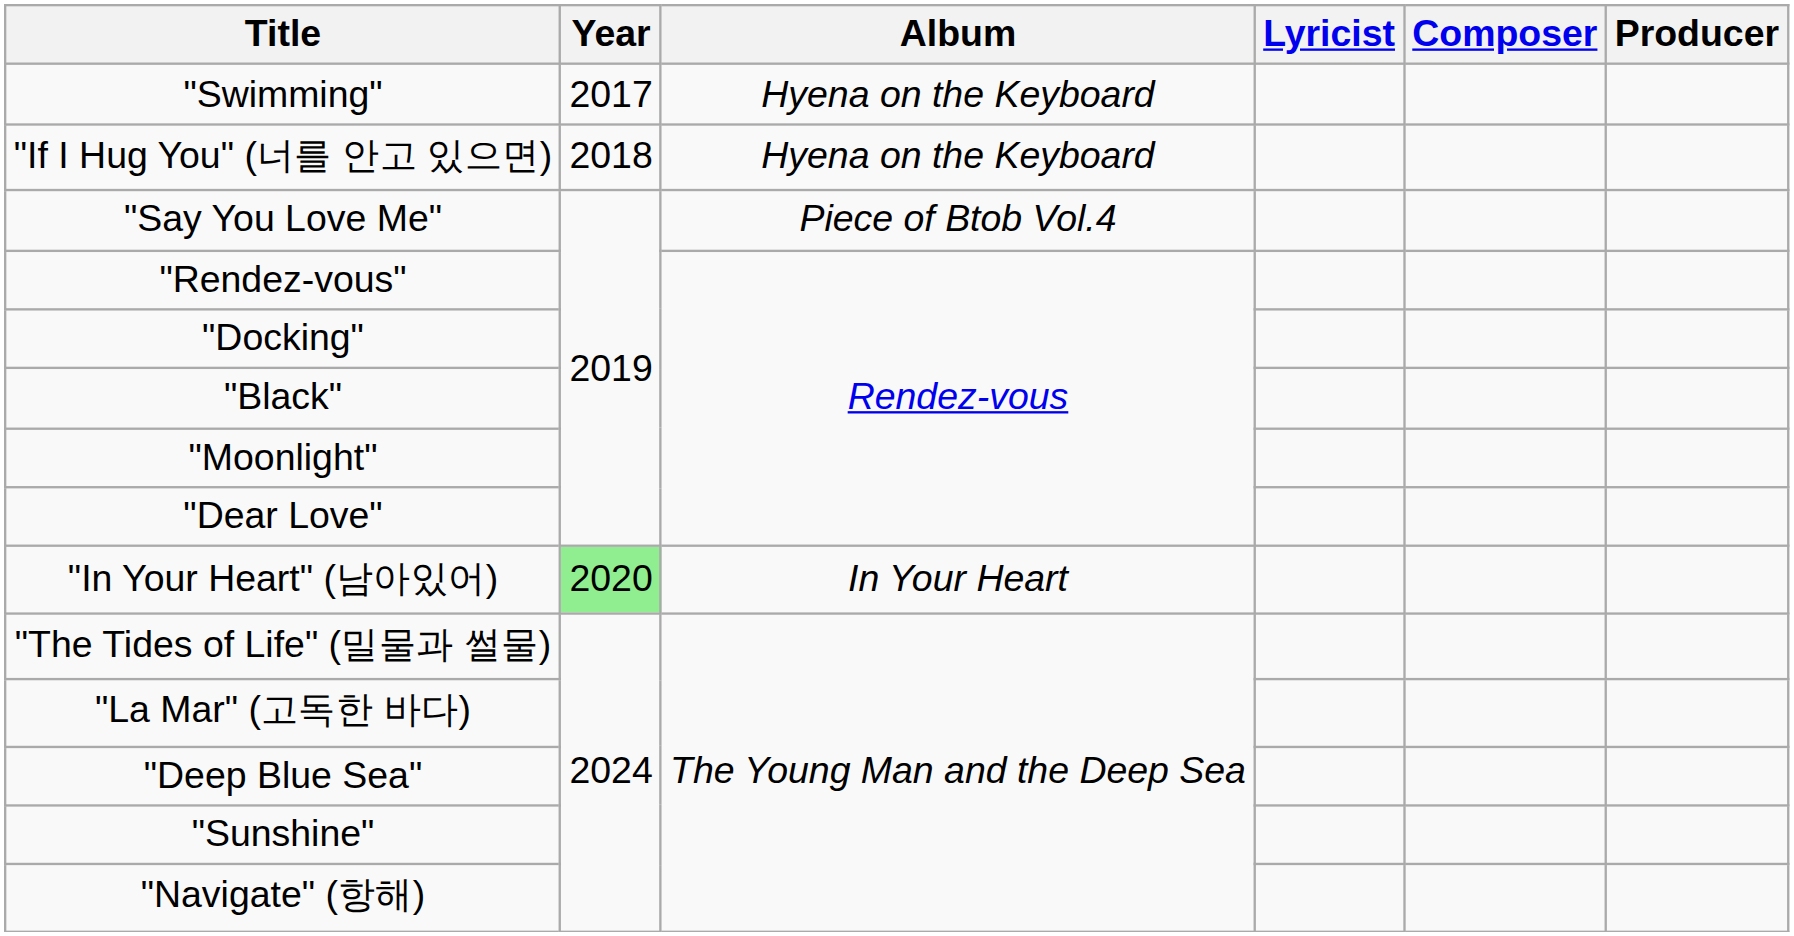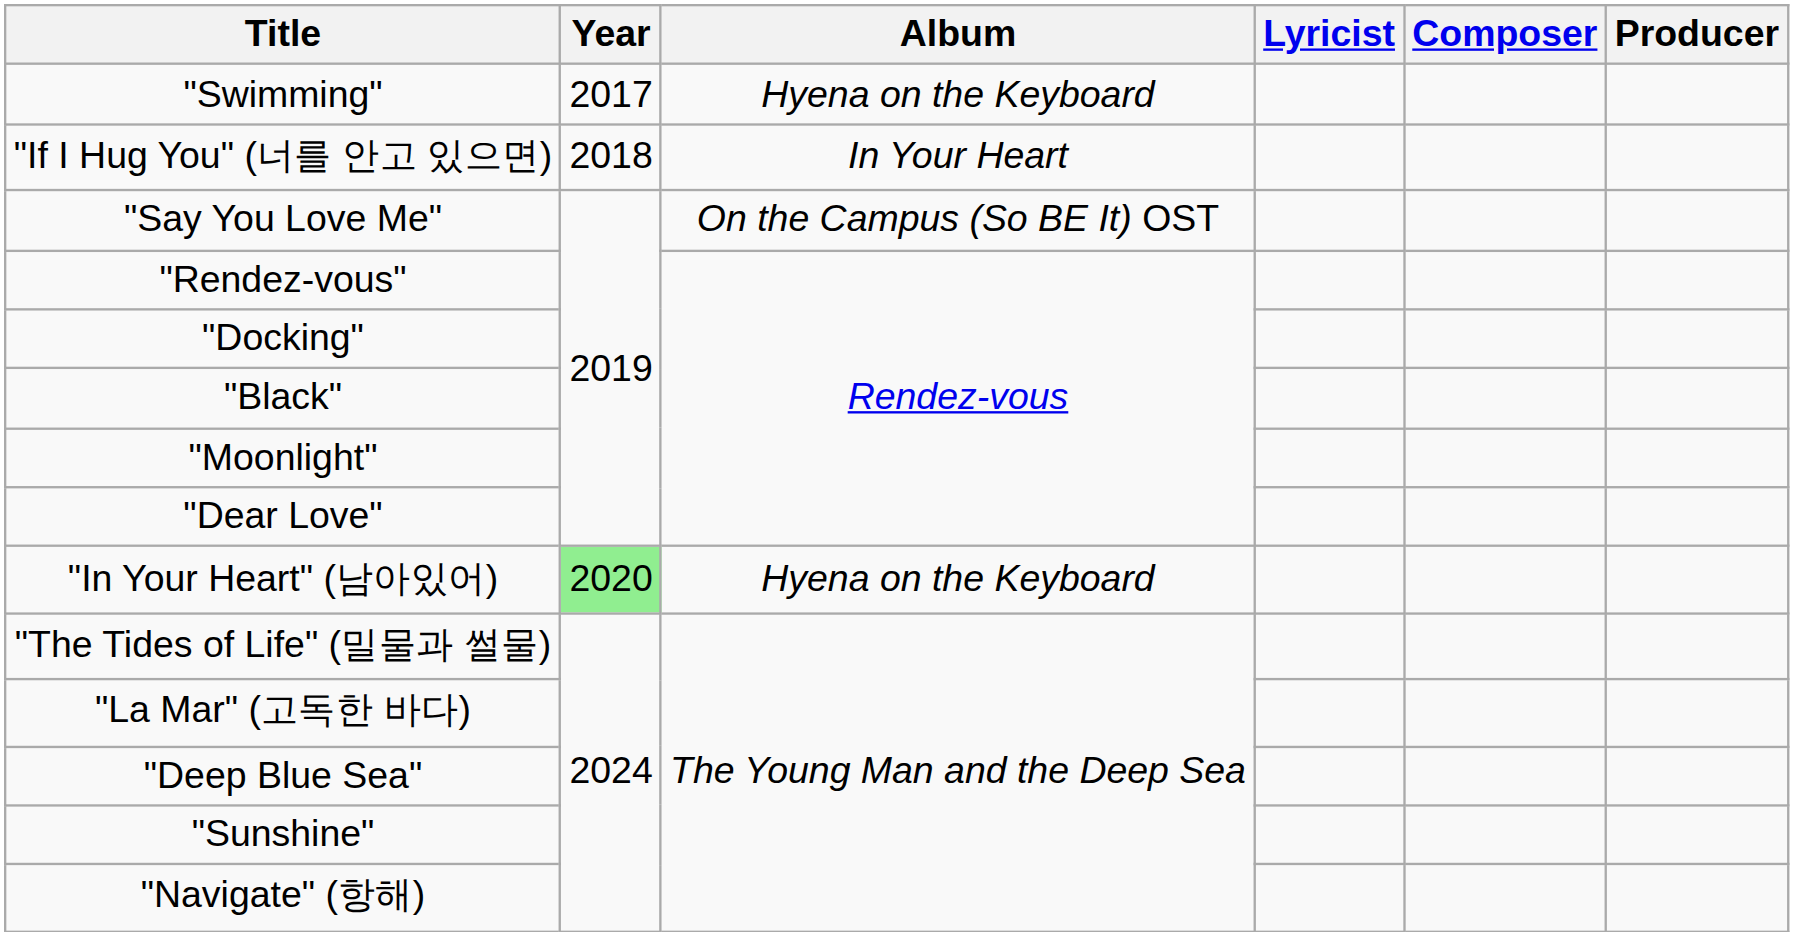(958, 156) Hyena on the Keyboard -> (958, 156) In Your Heart
(958, 219) Piece of Btob Vol.4 -> (958, 219) On the Campus (So BE It) OST
(958, 579) In Your Heart -> (958, 579) Hyena on the Keyboard
